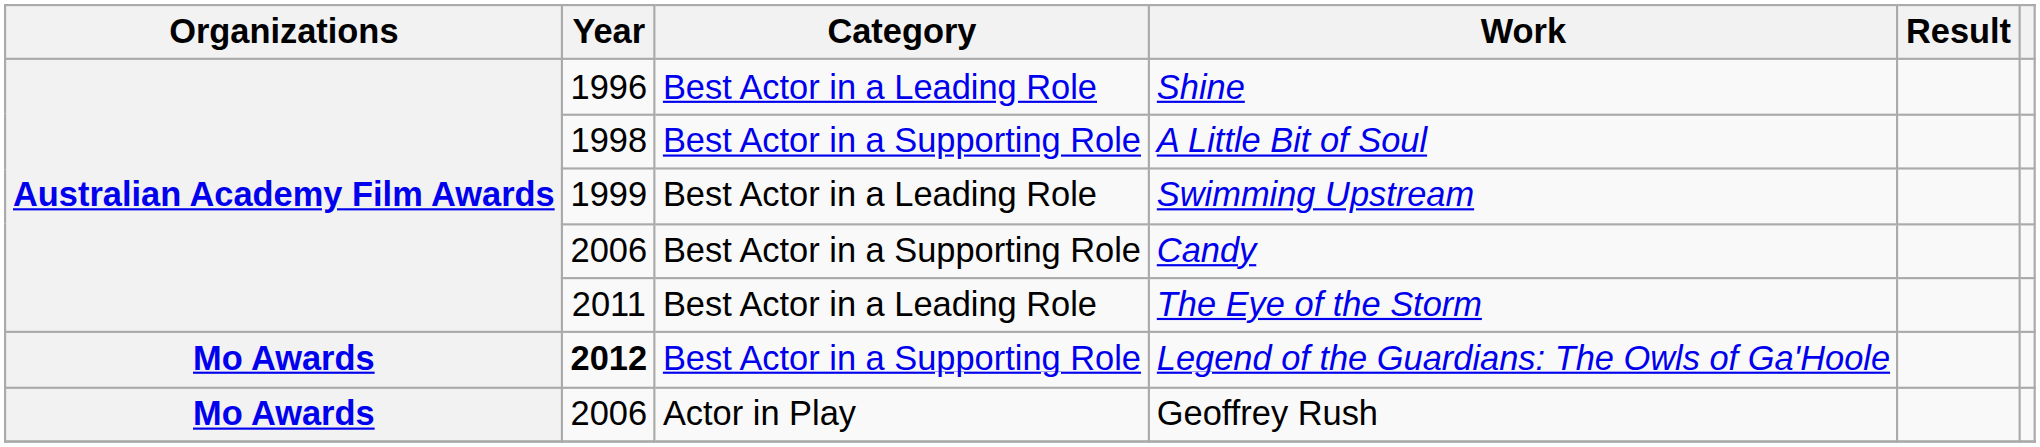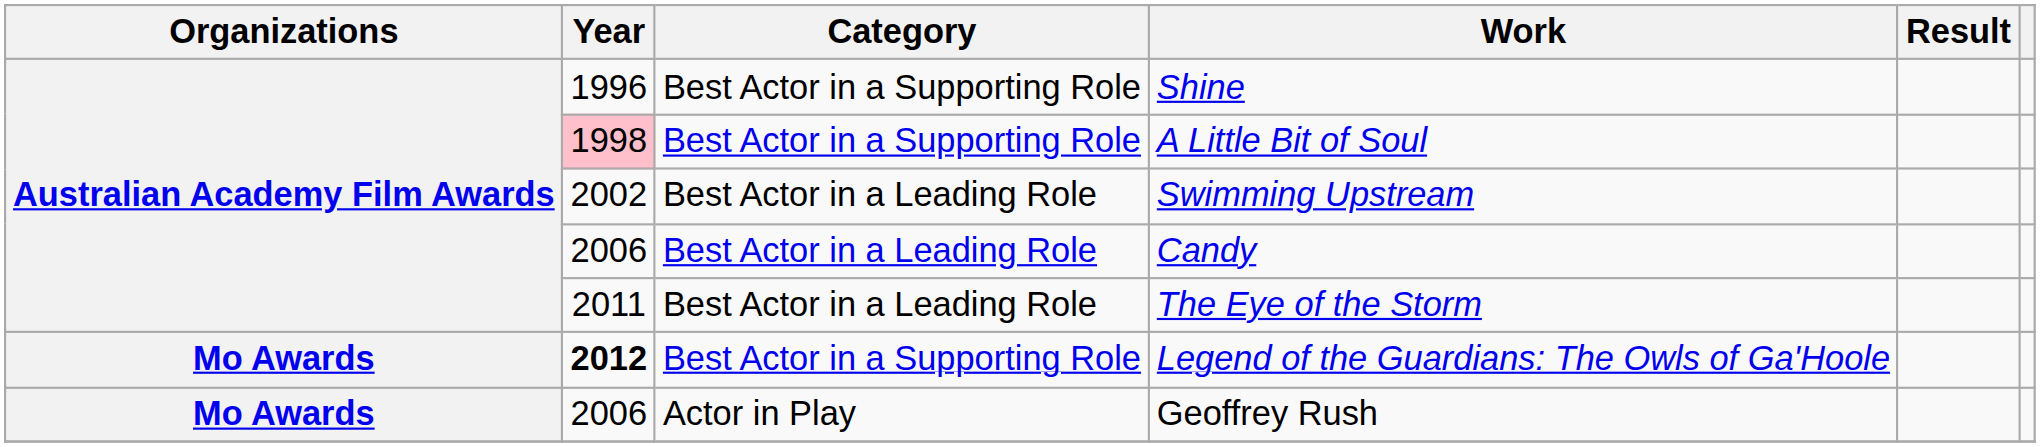(880, 86) Best Actor in a Leading Role -> (902, 86) Best Actor in a Supporting Role
(609, 140) no background -> (609, 140) pink background
(609, 195) 1999 -> (609, 195) 2002
(902, 250) Best Actor in a Supporting Role -> (880, 250) Best Actor in a Leading Role
